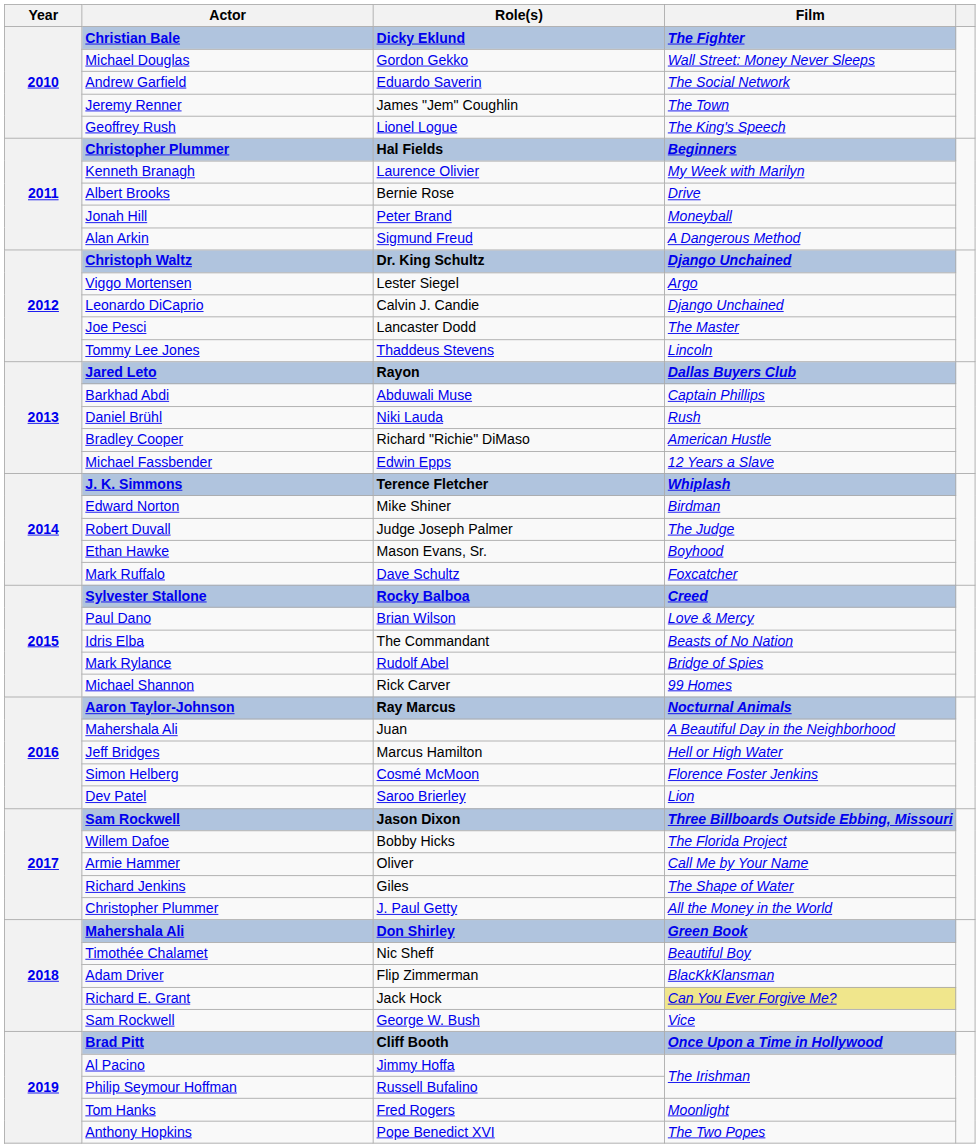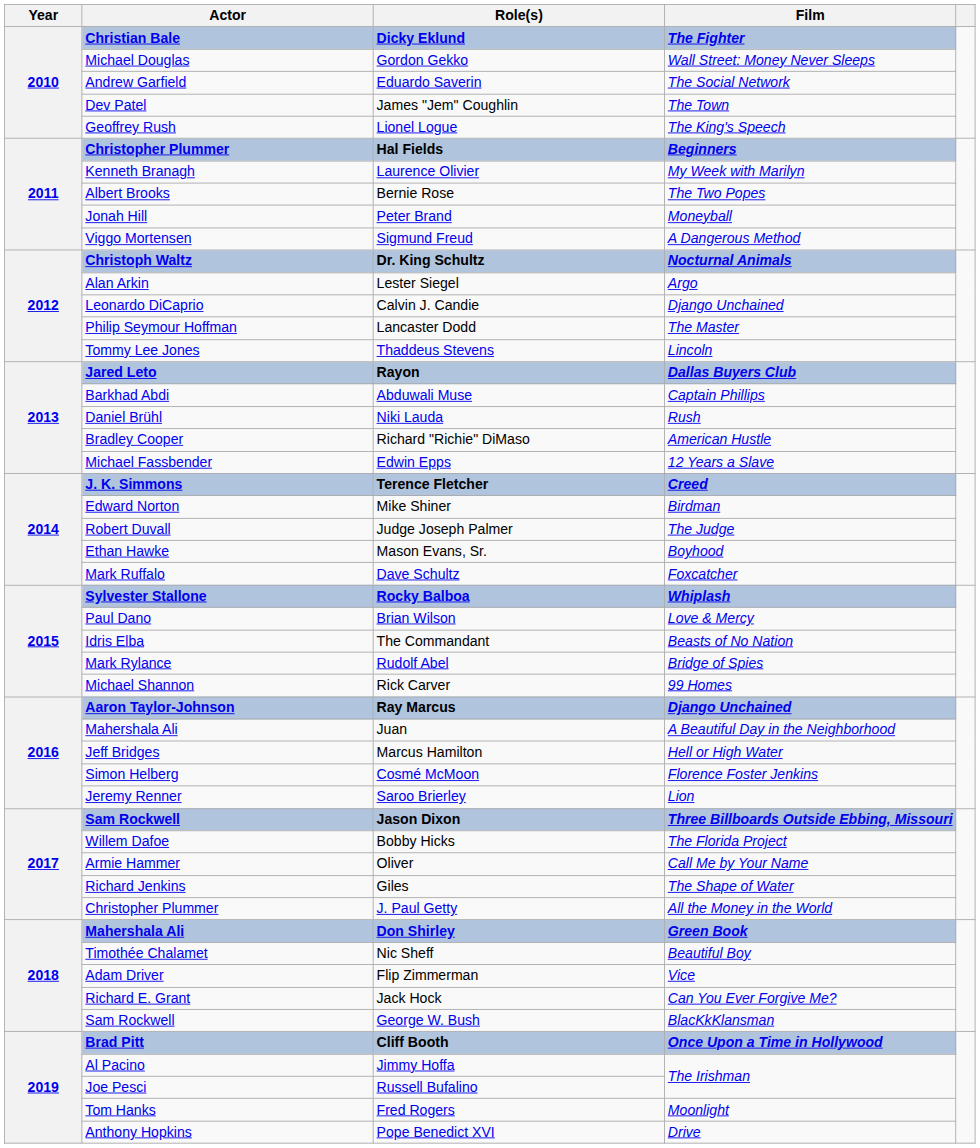(133, 104) Jeremy Renner -> (116, 104) Dev Patel
(684, 194) Drive -> (717, 194) The Two Popes
(117, 238) Alan Arkin -> (138, 238) Viggo Mortensen
(730, 261) Django Unchained -> (730, 261) Nocturnal Animals
(138, 283) Viggo Mortensen -> (117, 283) Alan Arkin
(116, 328) Joe Pesci -> (161, 328) Philip Seymour Hoffman
(699, 484) Whiplash -> (688, 484) Creed
(688, 596) Creed -> (699, 596) Whiplash
(730, 707) Nocturnal Animals -> (730, 707) Django Unchained
(116, 797) Dev Patel -> (133, 797) Jeremy Renner
(721, 975) BlacKkKlansman -> (681, 975) Vice
(752, 998) khaki background -> (752, 998) no background
(681, 1020) Vice -> (721, 1020) BlacKkKlansman
(161, 1087) Philip Seymour Hoffman -> (116, 1087) Joe Pesci
(717, 1132) The Two Popes -> (684, 1132) Drive
